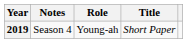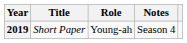columns swapped: (149, 13) <-> (52, 13)
